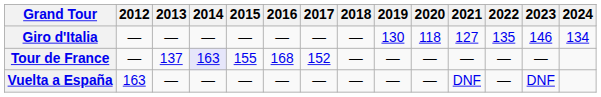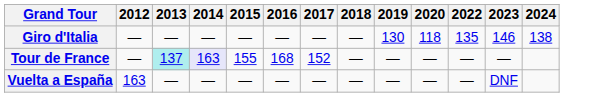- column: (467, 15)
(578, 37) 134 -> (541, 37) 138
(171, 59) no background -> (171, 59) paleturquoise background
